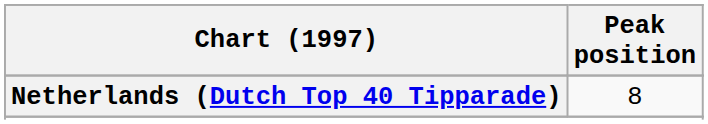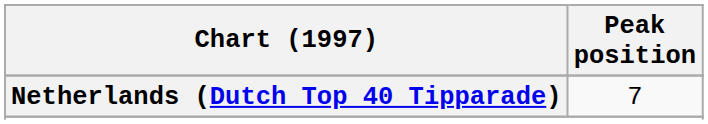(635, 97) 8 -> (635, 97) 7
